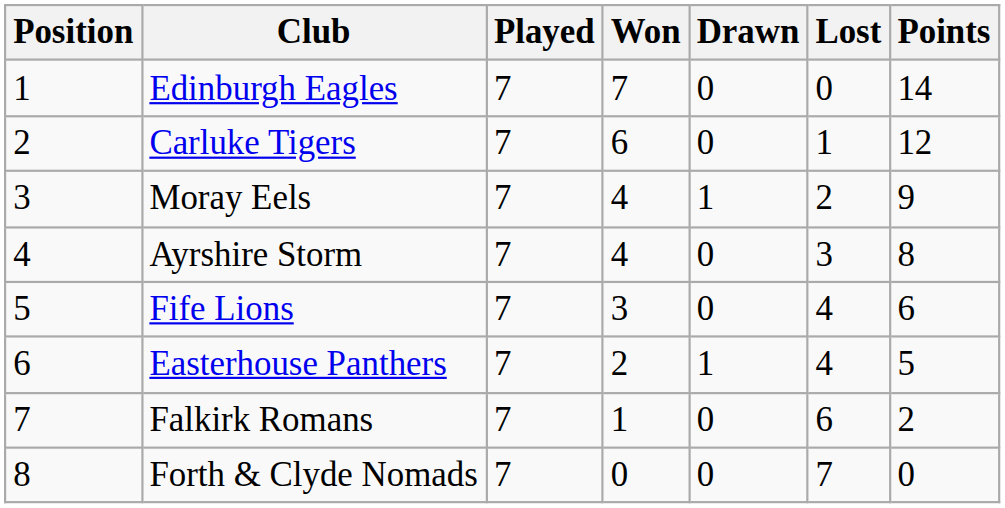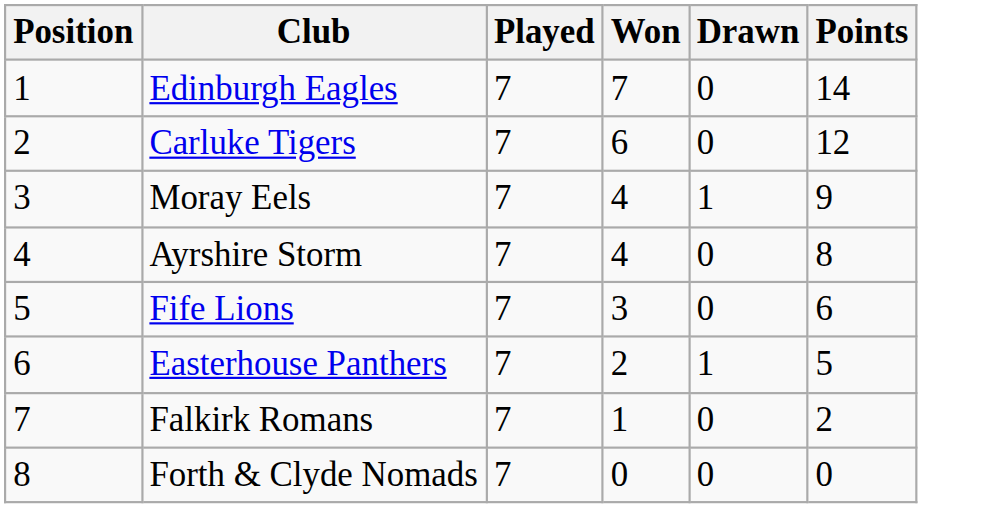- column: (848, 32)
